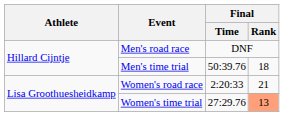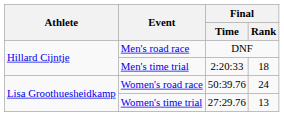(227, 67) 50:39.76 -> (227, 67) 2:20:33
(227, 85) 2:20:33 -> (227, 85) 50:39.76
(264, 85) 21 -> (264, 85) 24
(264, 102) lightsalmon background -> (264, 102) no background
